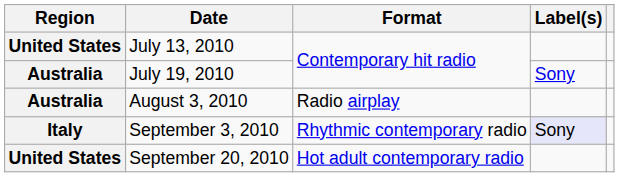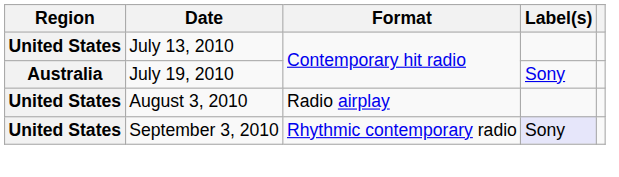(65, 102) Australia -> (65, 102) United States
(65, 130) Italy -> (65, 130) United States
- row: (209, 158)
